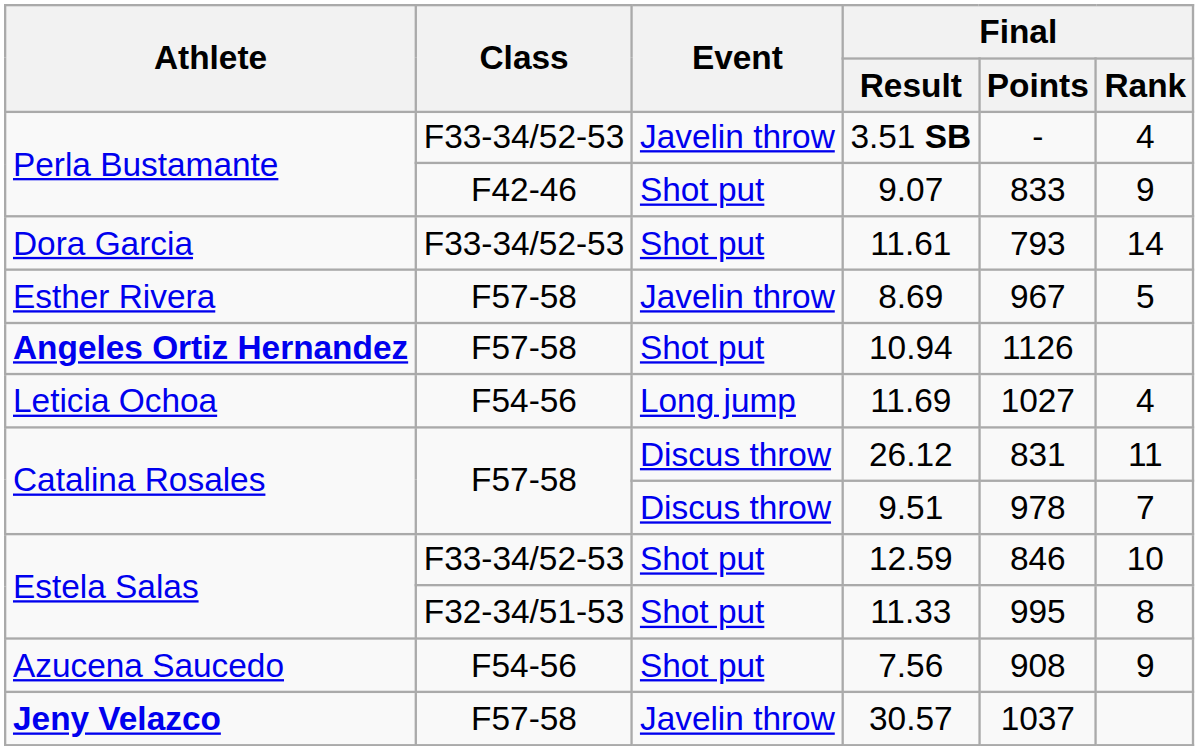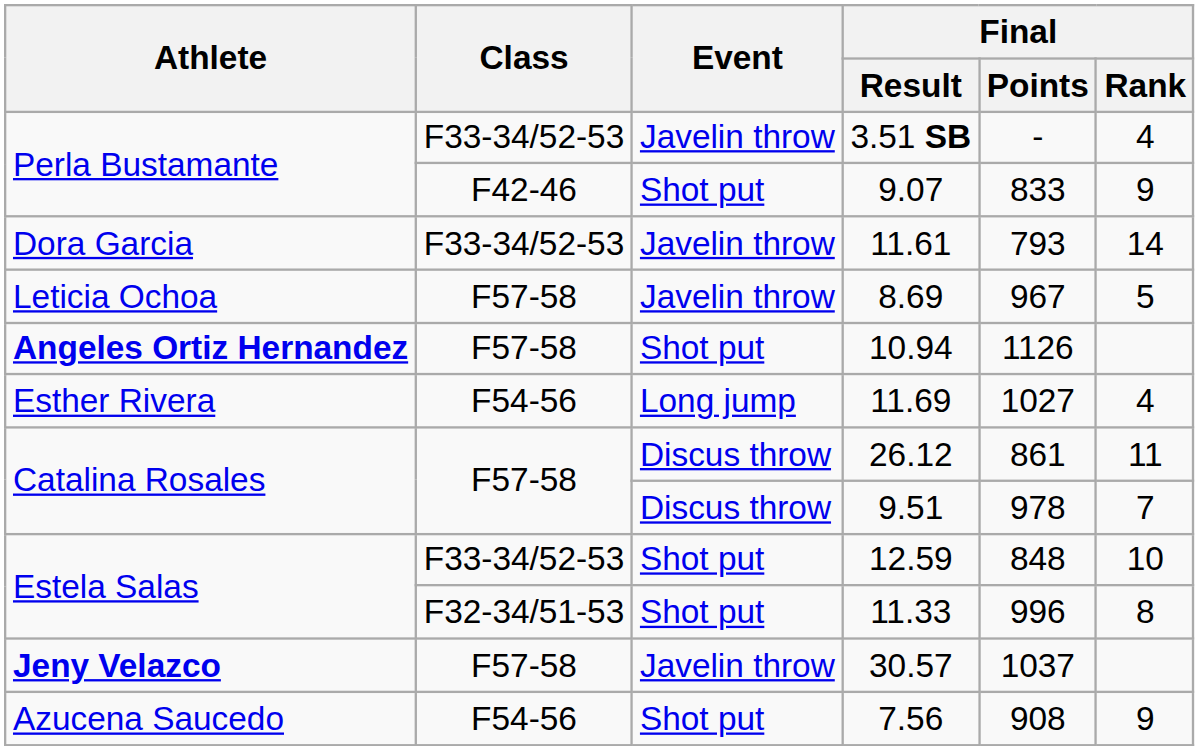(702, 243) Shot put -> (737, 243) Javelin throw
(114, 296) Esther Rivera -> (115, 296) Leticia Ochoa
(115, 401) Leticia Ochoa -> (114, 401) Esther Rivera
(1038, 454) 831 -> (1038, 454) 861
(1038, 560) 846 -> (1038, 560) 848
(1038, 613) 995 -> (1038, 613) 996
rows swapped: (911, 665) <-> (911, 718)
